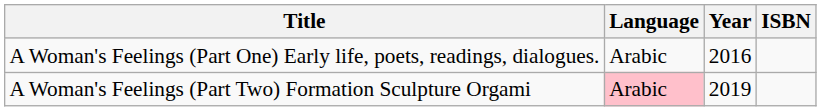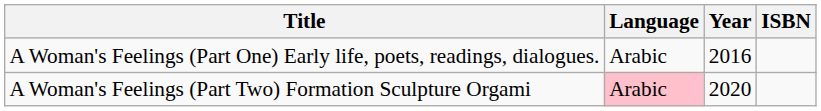(730, 88) 2019 -> (730, 88) 2020
